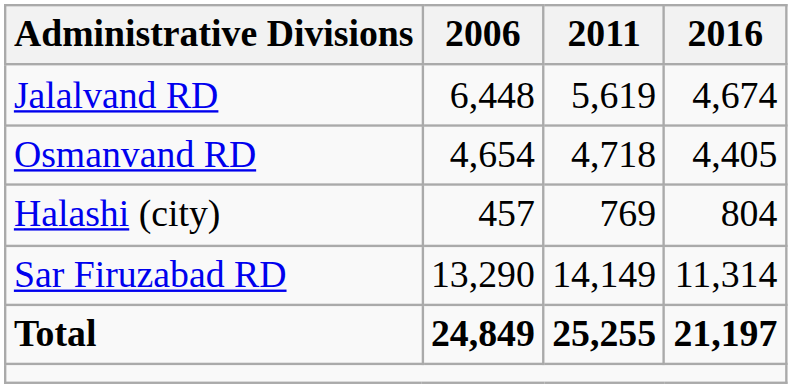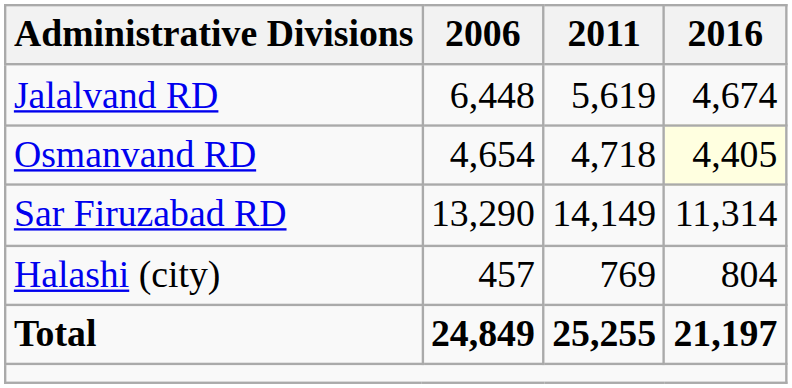(735, 154) no background -> (735, 154) lightyellow background
rows swapped: (150, 273) <-> (117, 214)
